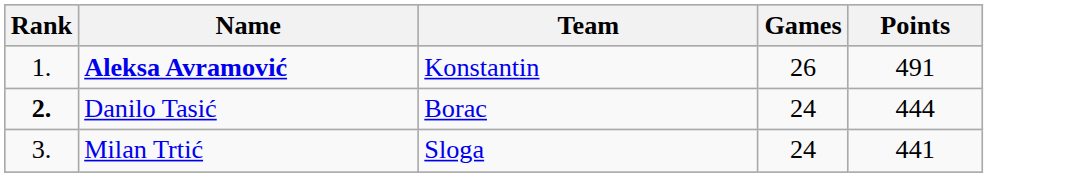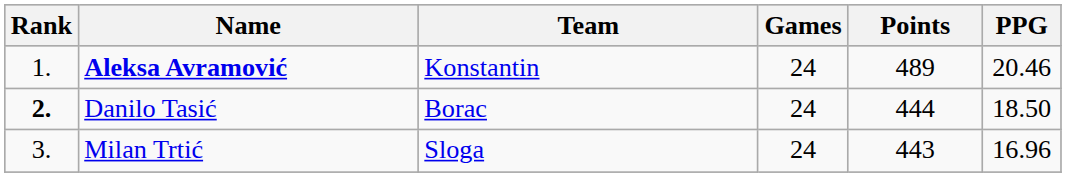+ column: (1022, 25)
(803, 66) 26 -> (803, 66) 24
(915, 66) 491 -> (915, 66) 489
(915, 150) 441 -> (915, 150) 443
